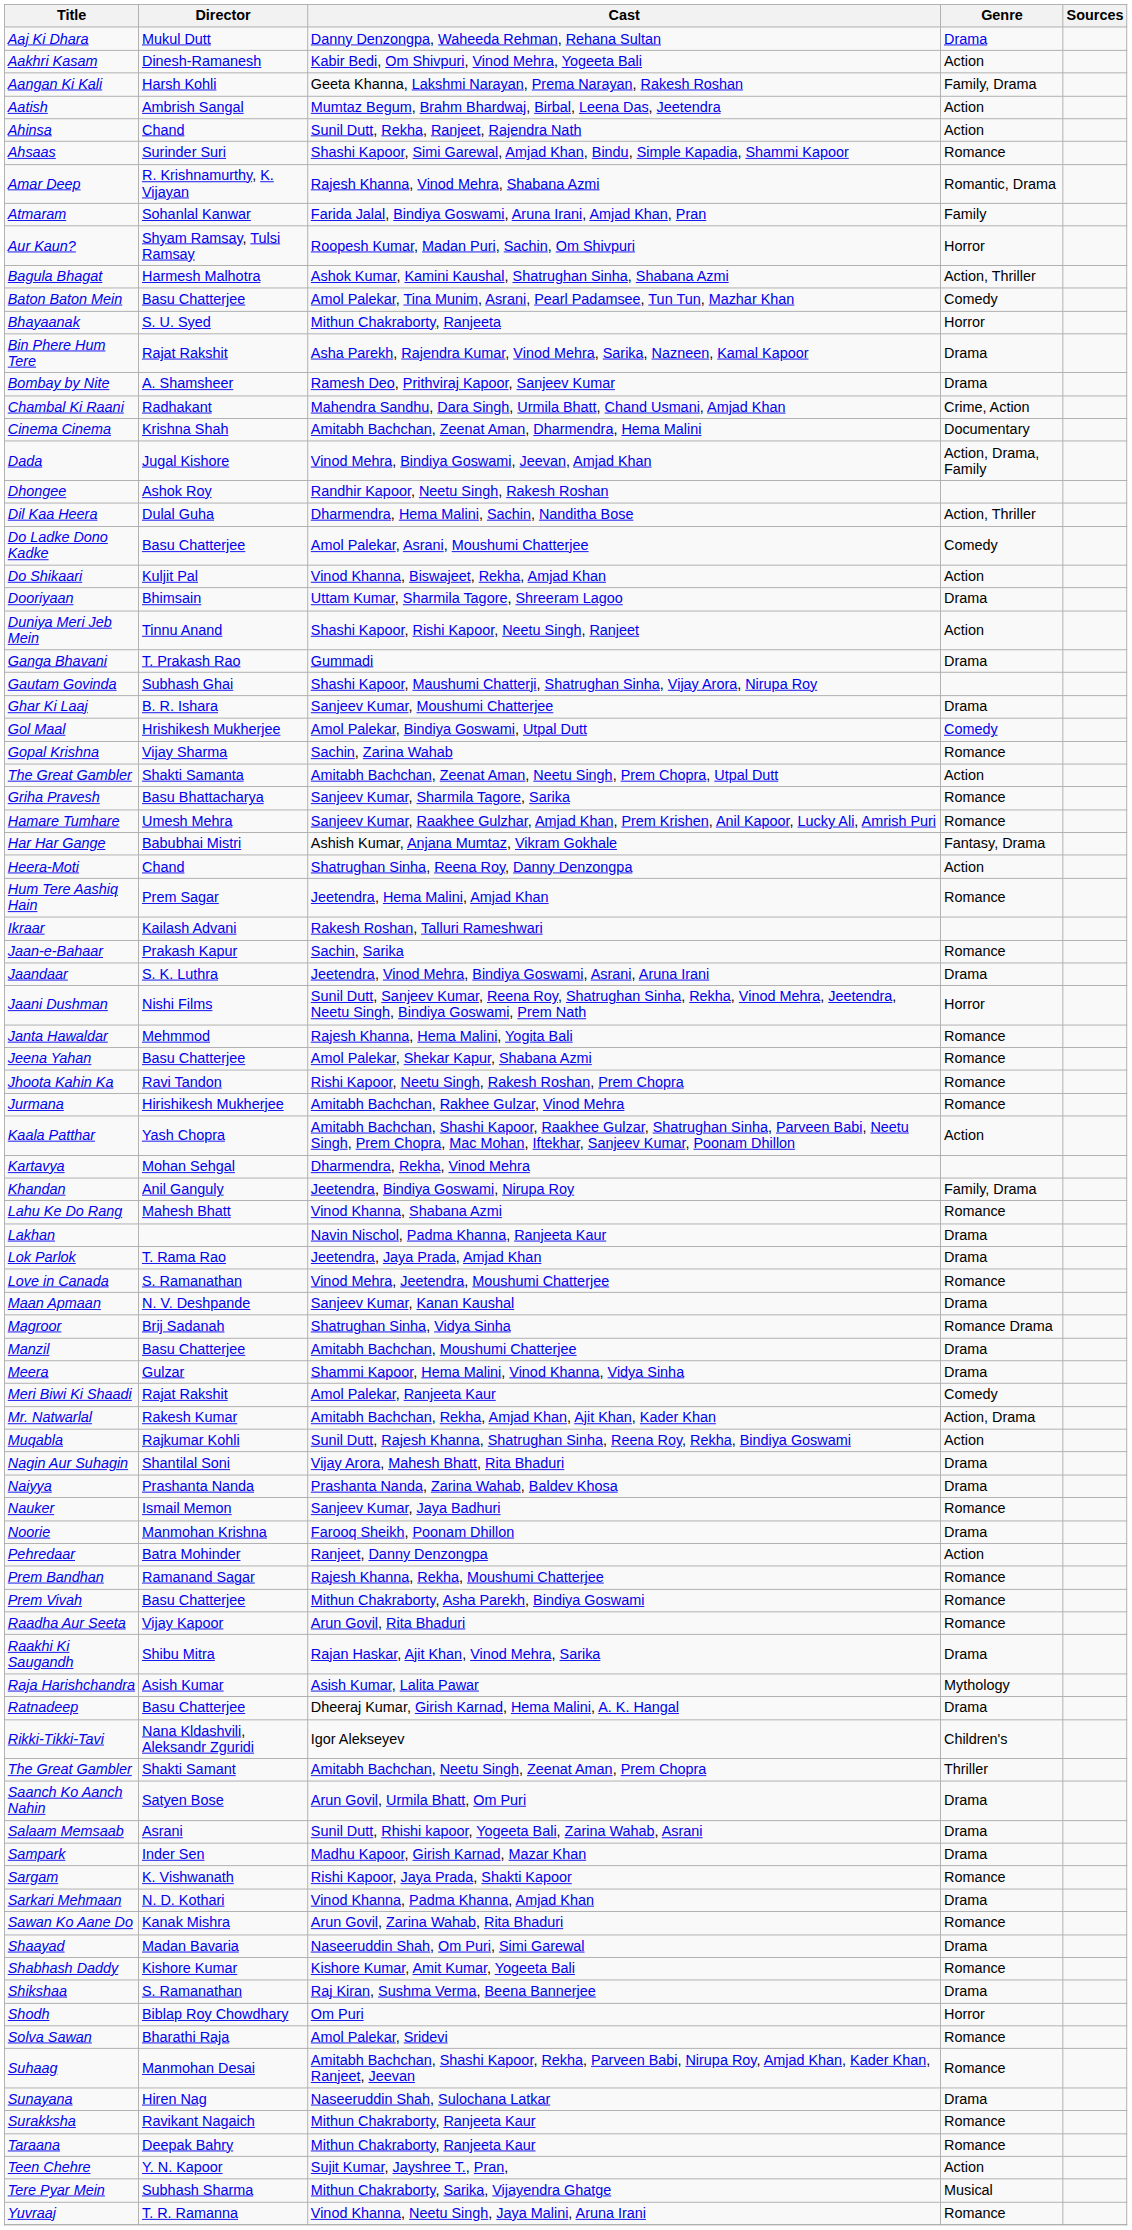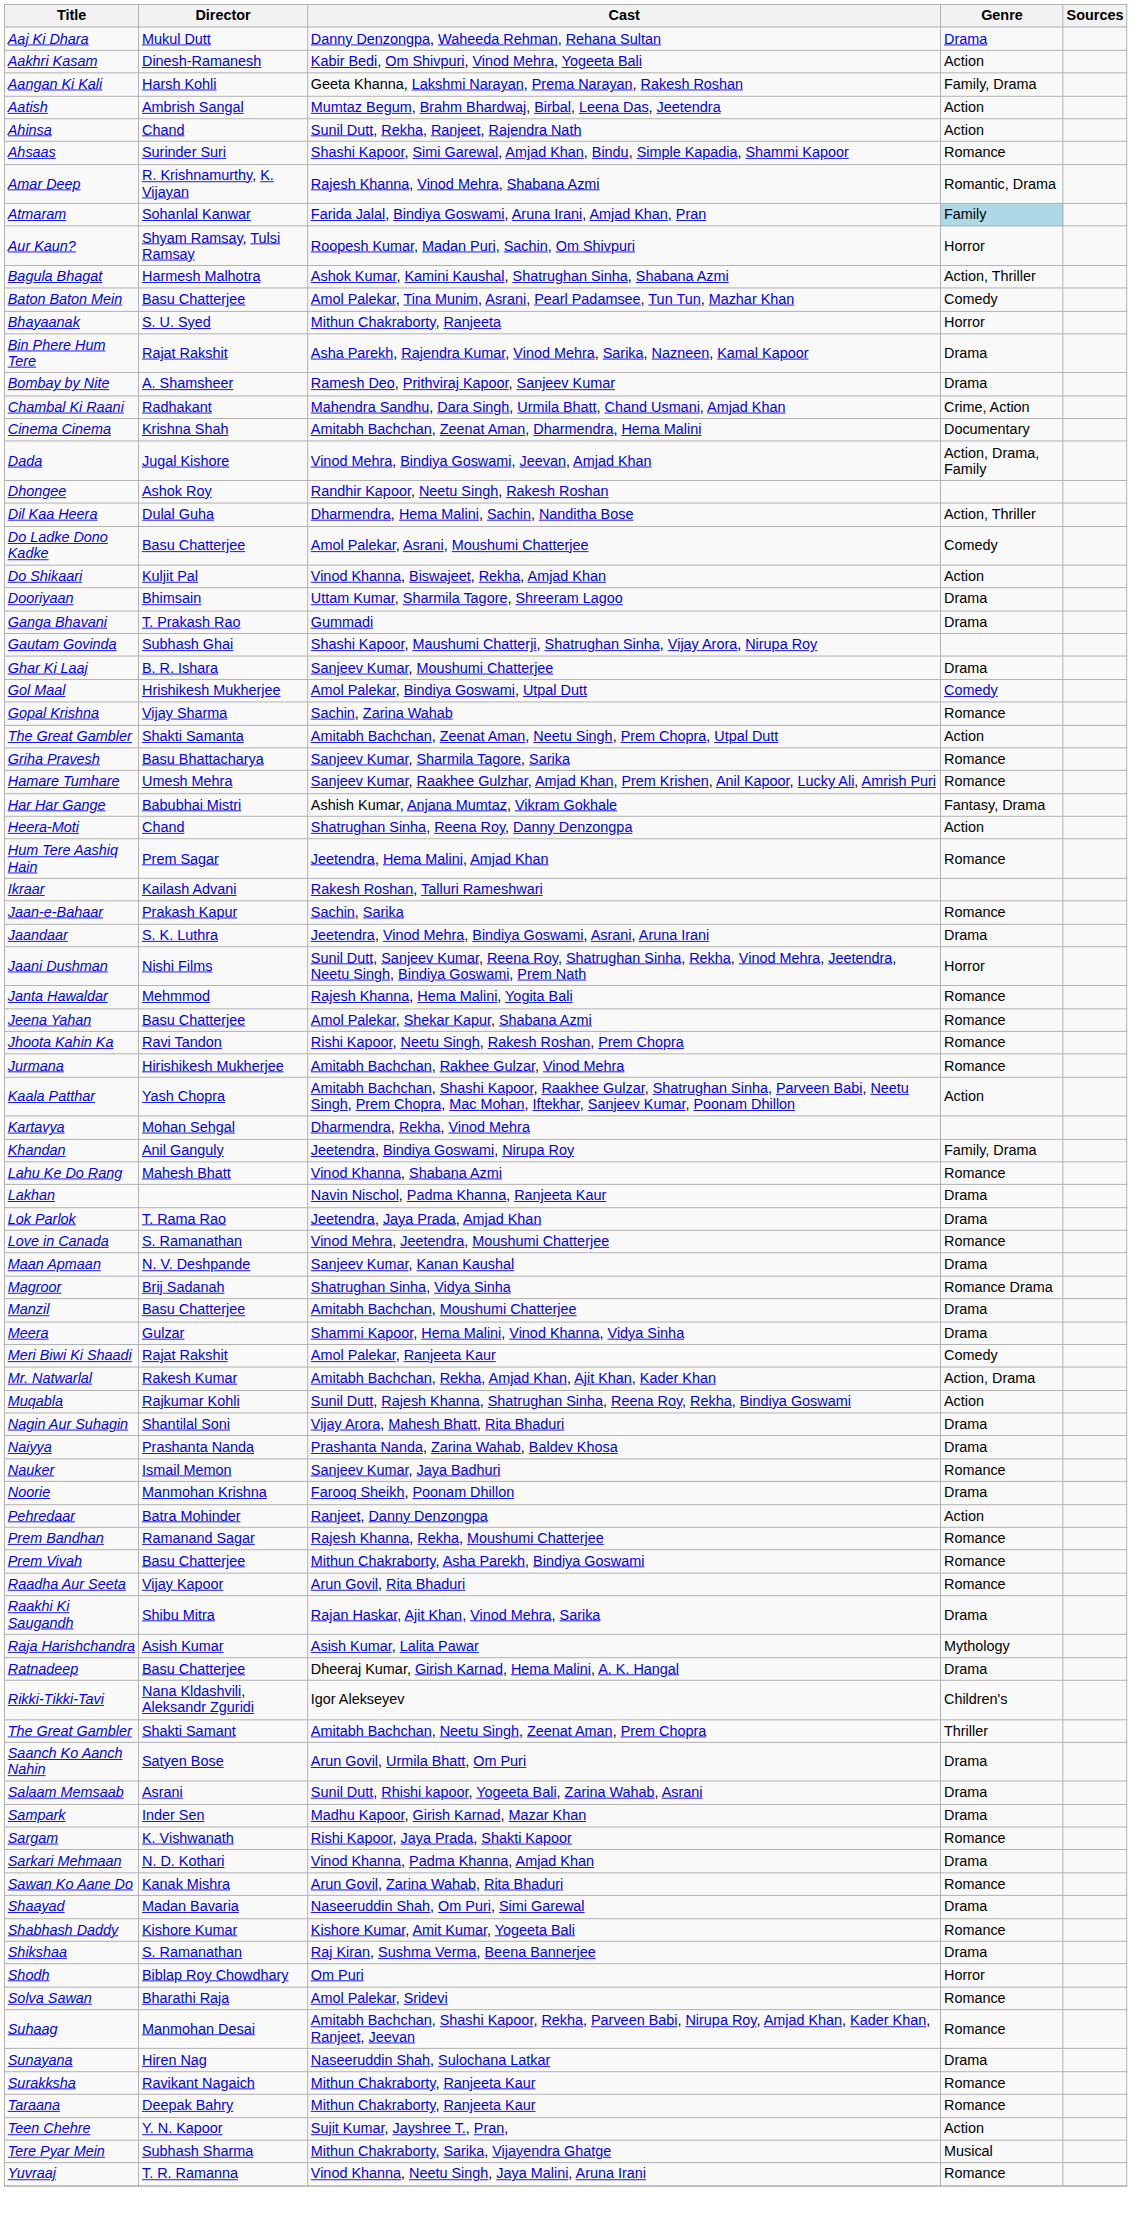(965, 214) no background -> (965, 214) lightblue background
- row: (60, 630)
